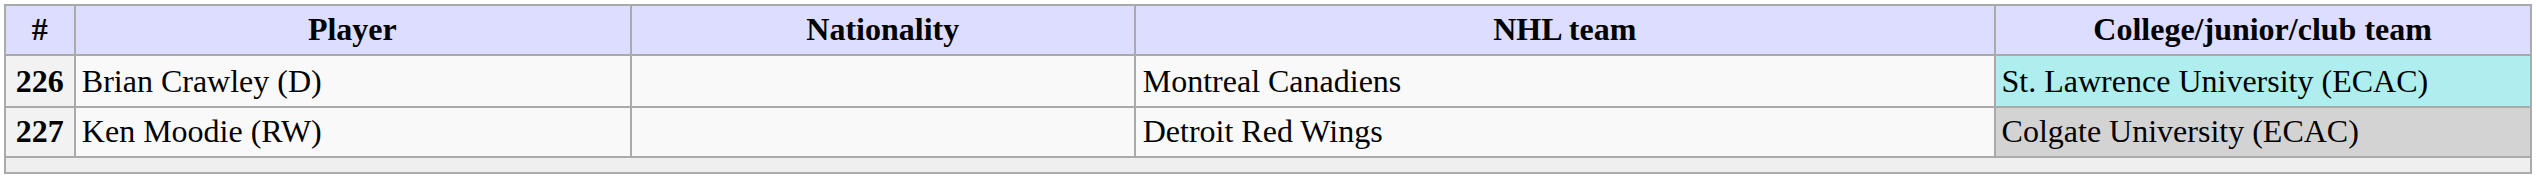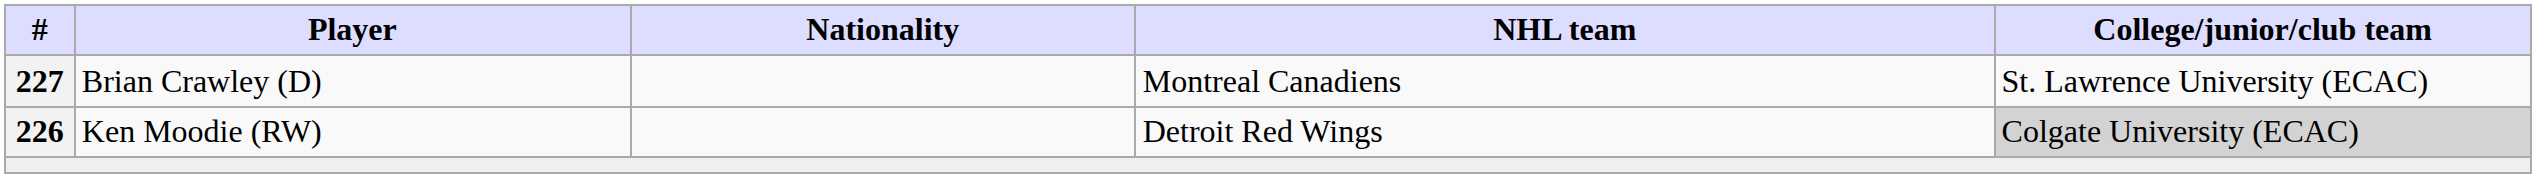(40, 80) 226 -> (40, 80) 227
(2215, 80) paleturquoise background -> (2215, 80) no background
(40, 131) 227 -> (40, 131) 226
